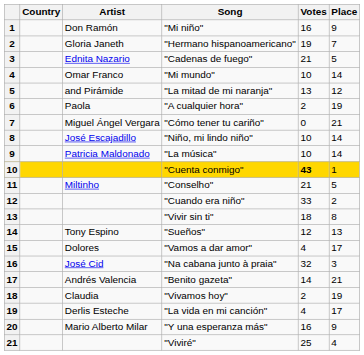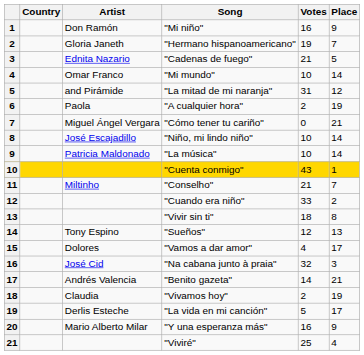(306, 91) 13 -> (306, 91) 31
(306, 169) bold -> (306, 169) normal
(334, 185) 5 -> (334, 185) 7
(303, 311) 4 -> (303, 311) 5
